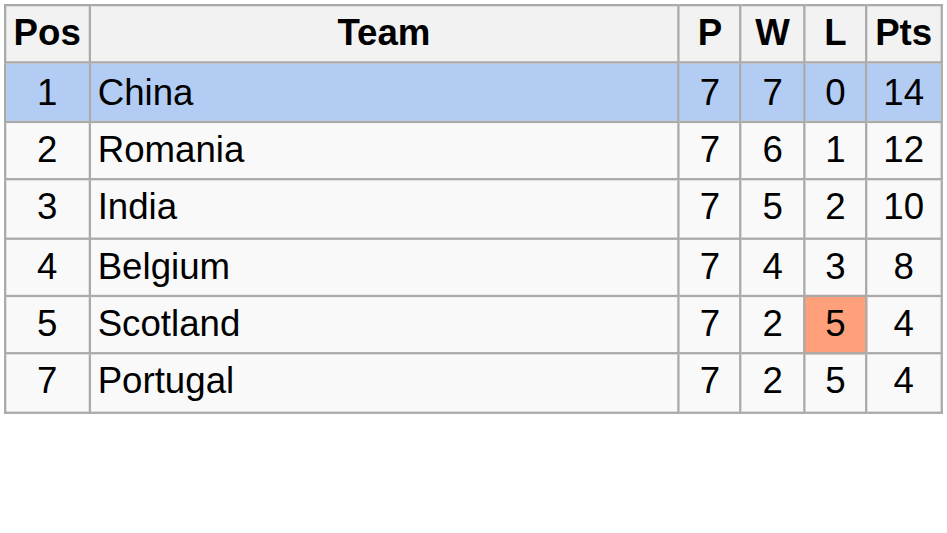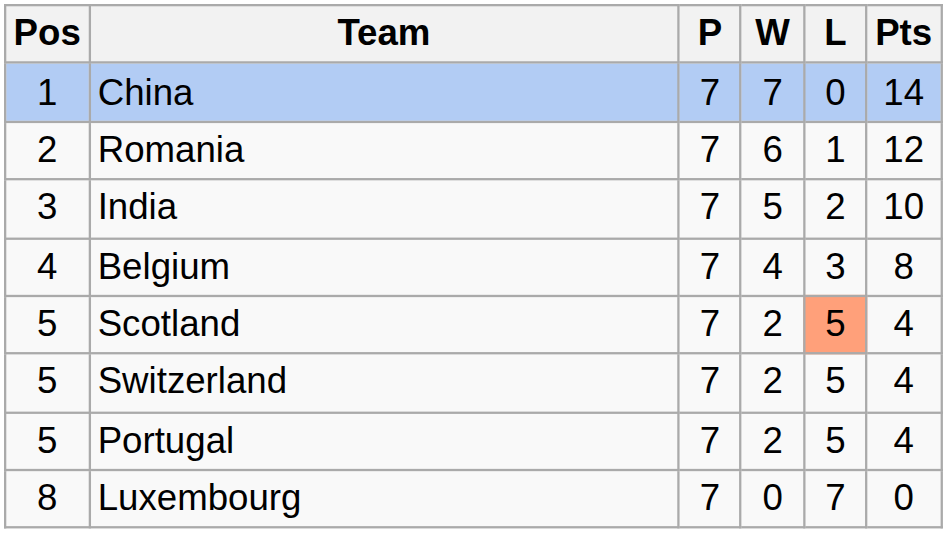+ row: (192, 382)
(47, 382) 7 -> (47, 440) 5
+ row: (200, 498)
